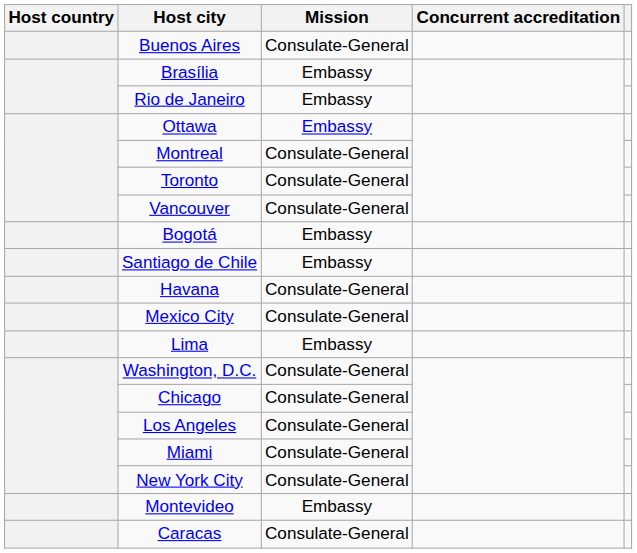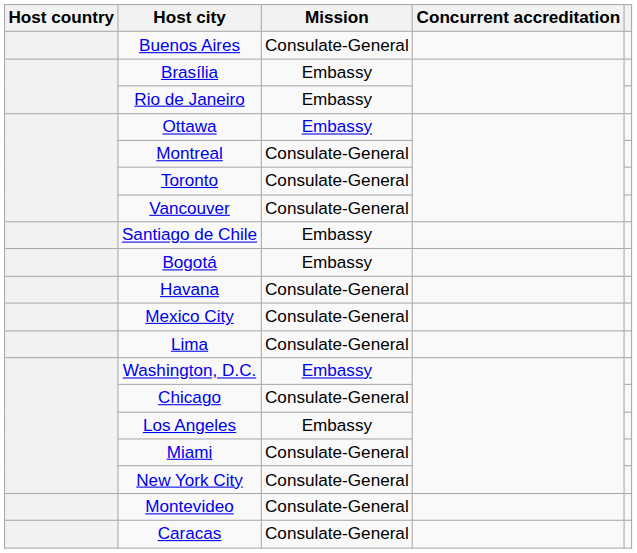rows swapped: (190, 235) <-> (190, 262)
(337, 343) Embassy -> (337, 343) Consulate-General
(337, 371) Consulate-General -> (337, 371) Embassy
(337, 425) Consulate-General -> (337, 425) Embassy
(337, 506) Embassy -> (337, 506) Consulate-General
